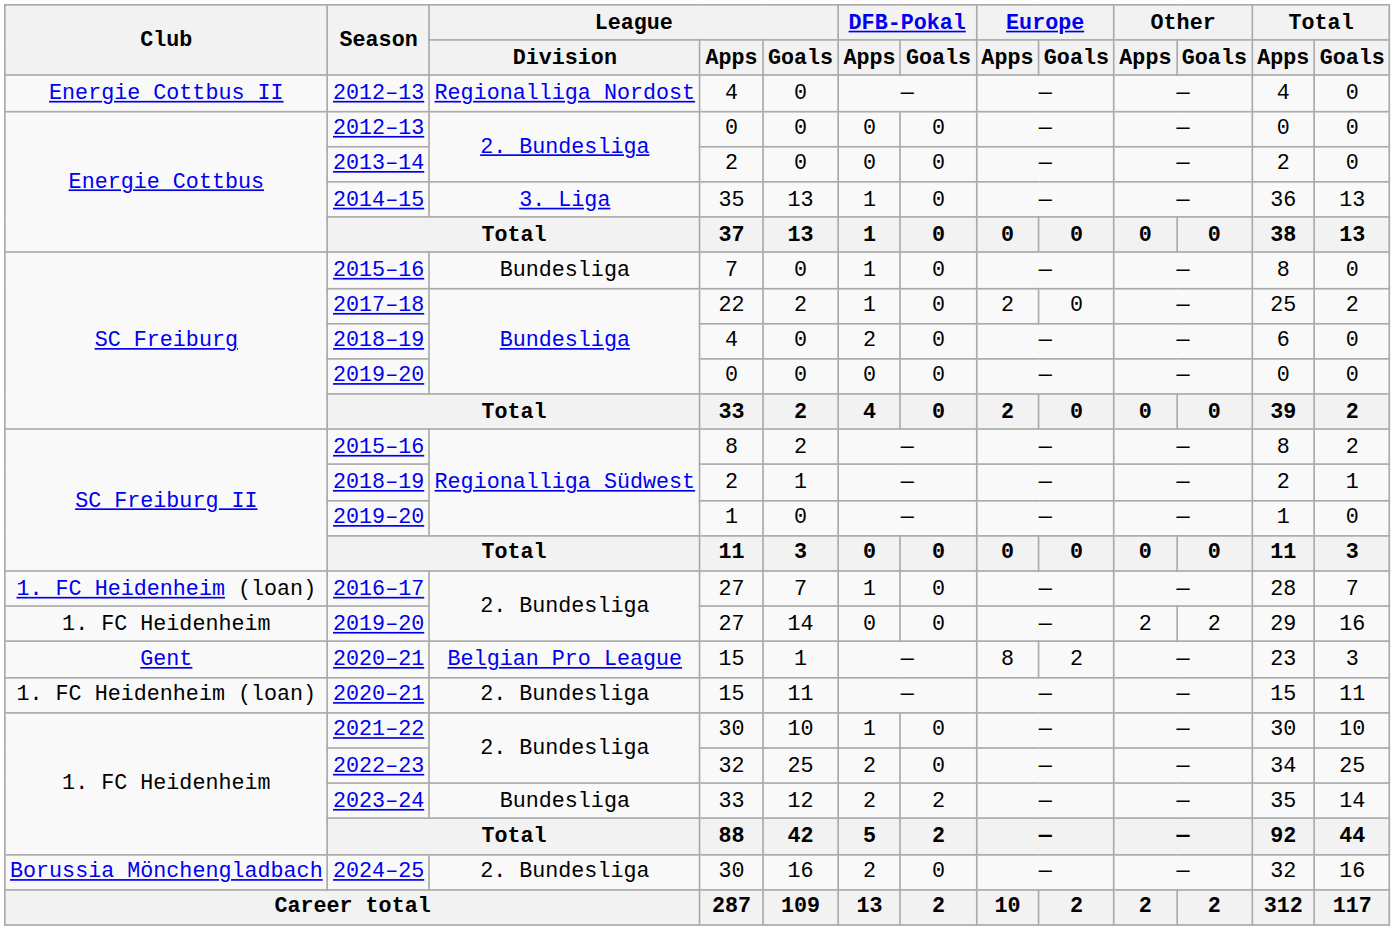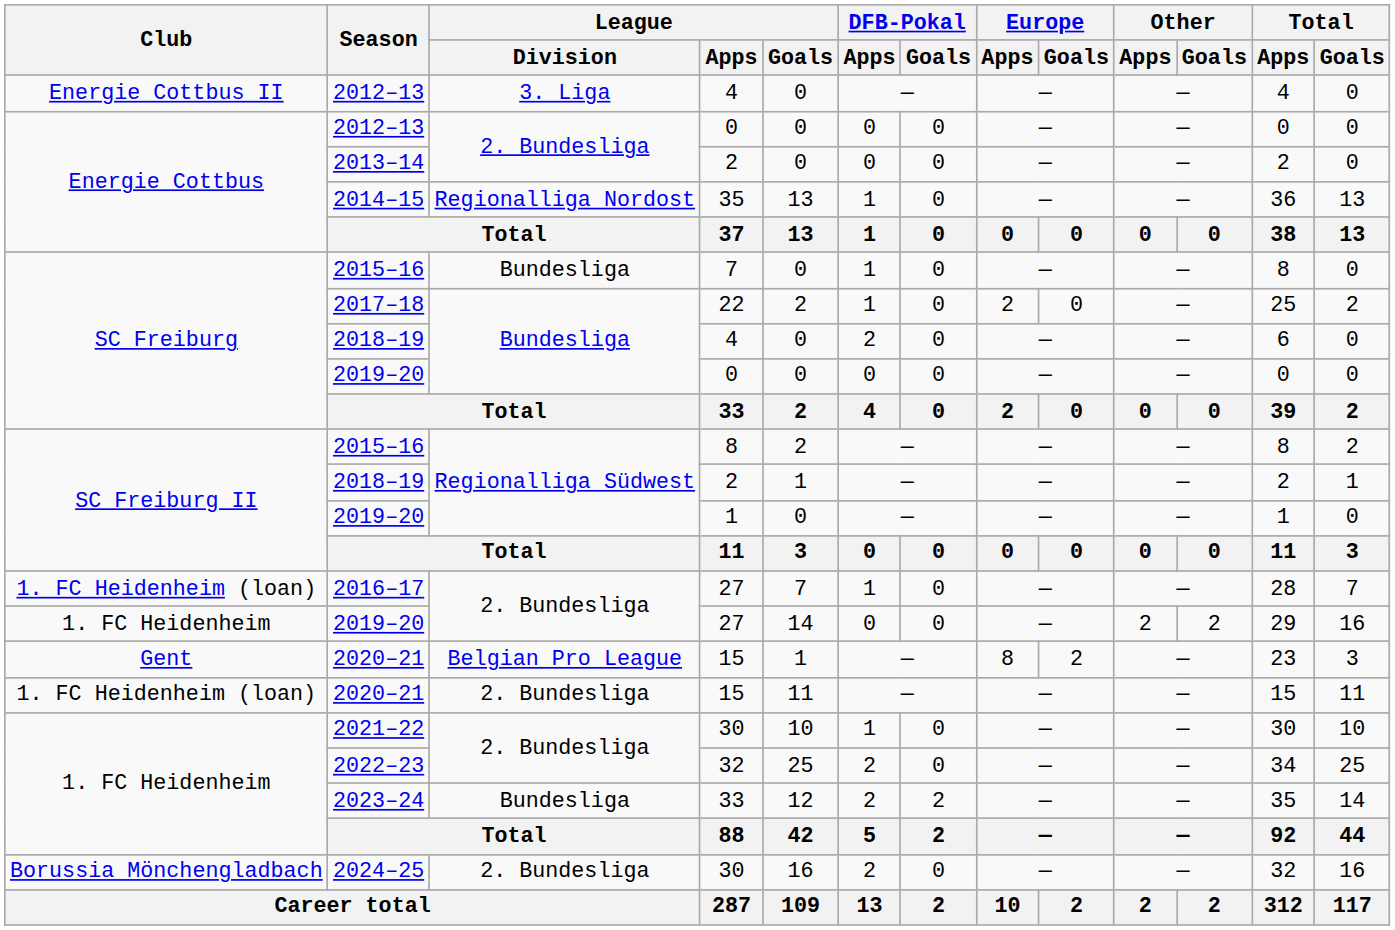(565, 93) Regionalliga Nordost -> (565, 93) 3. Liga
(565, 199) 3. Liga -> (565, 199) Regionalliga Nordost
